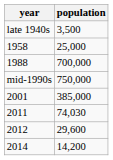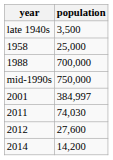(74, 96) 385,000 -> (74, 96) 384,997
(71, 130) 29,600 -> (71, 130) 27,600
